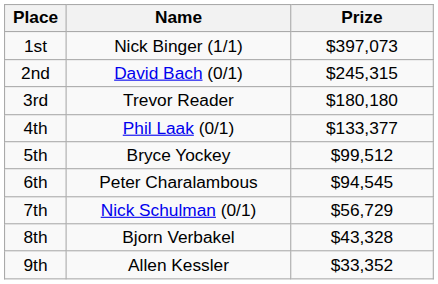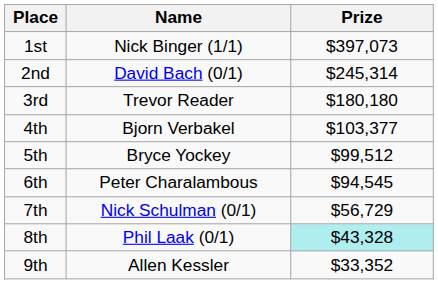(362, 73) $245,315 -> (362, 73) $245,314
(178, 127) Phil Laak (0/1) -> (178, 127) Bjorn Verbakel
(362, 127) $133,377 -> (362, 127) $103,377
(178, 237) Bjorn Verbakel -> (178, 237) Phil Laak (0/1)
(362, 237) no background -> (362, 237) paleturquoise background
